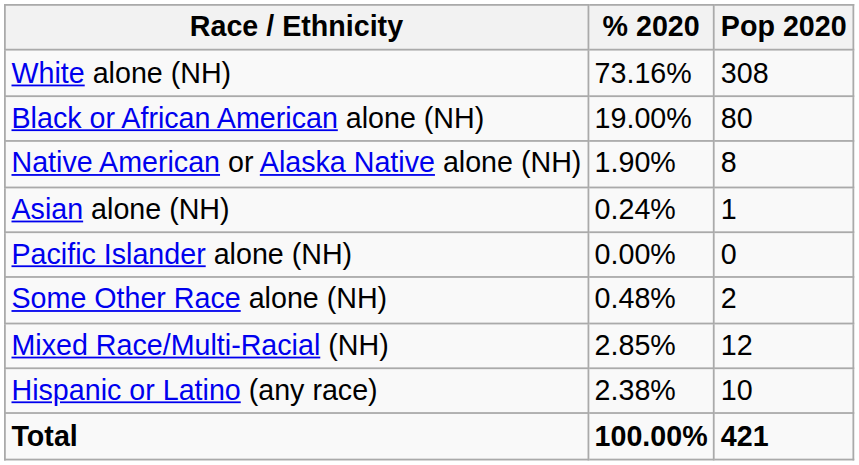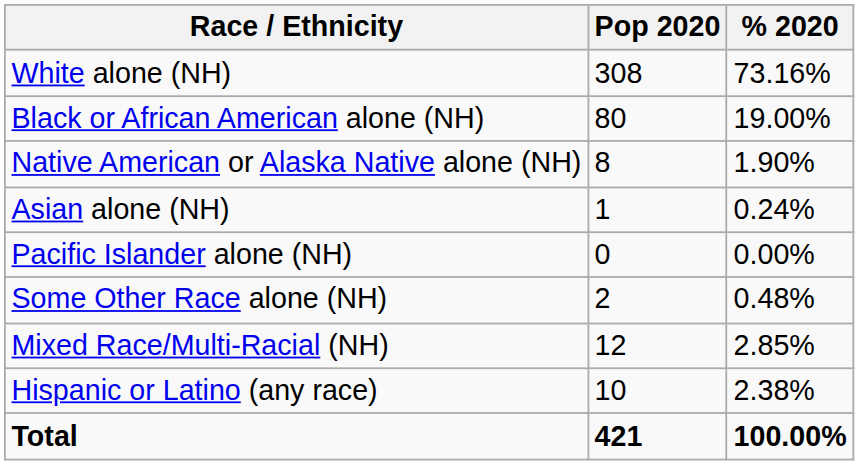columns swapped: (784, 27) <-> (651, 27)
